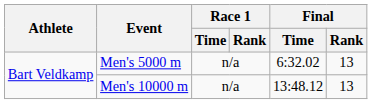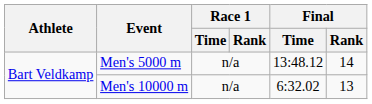(298, 63) 6:32.02 -> (298, 63) 13:48.12
(346, 63) 13 -> (346, 63) 14
(298, 87) 13:48.12 -> (298, 87) 6:32.02
